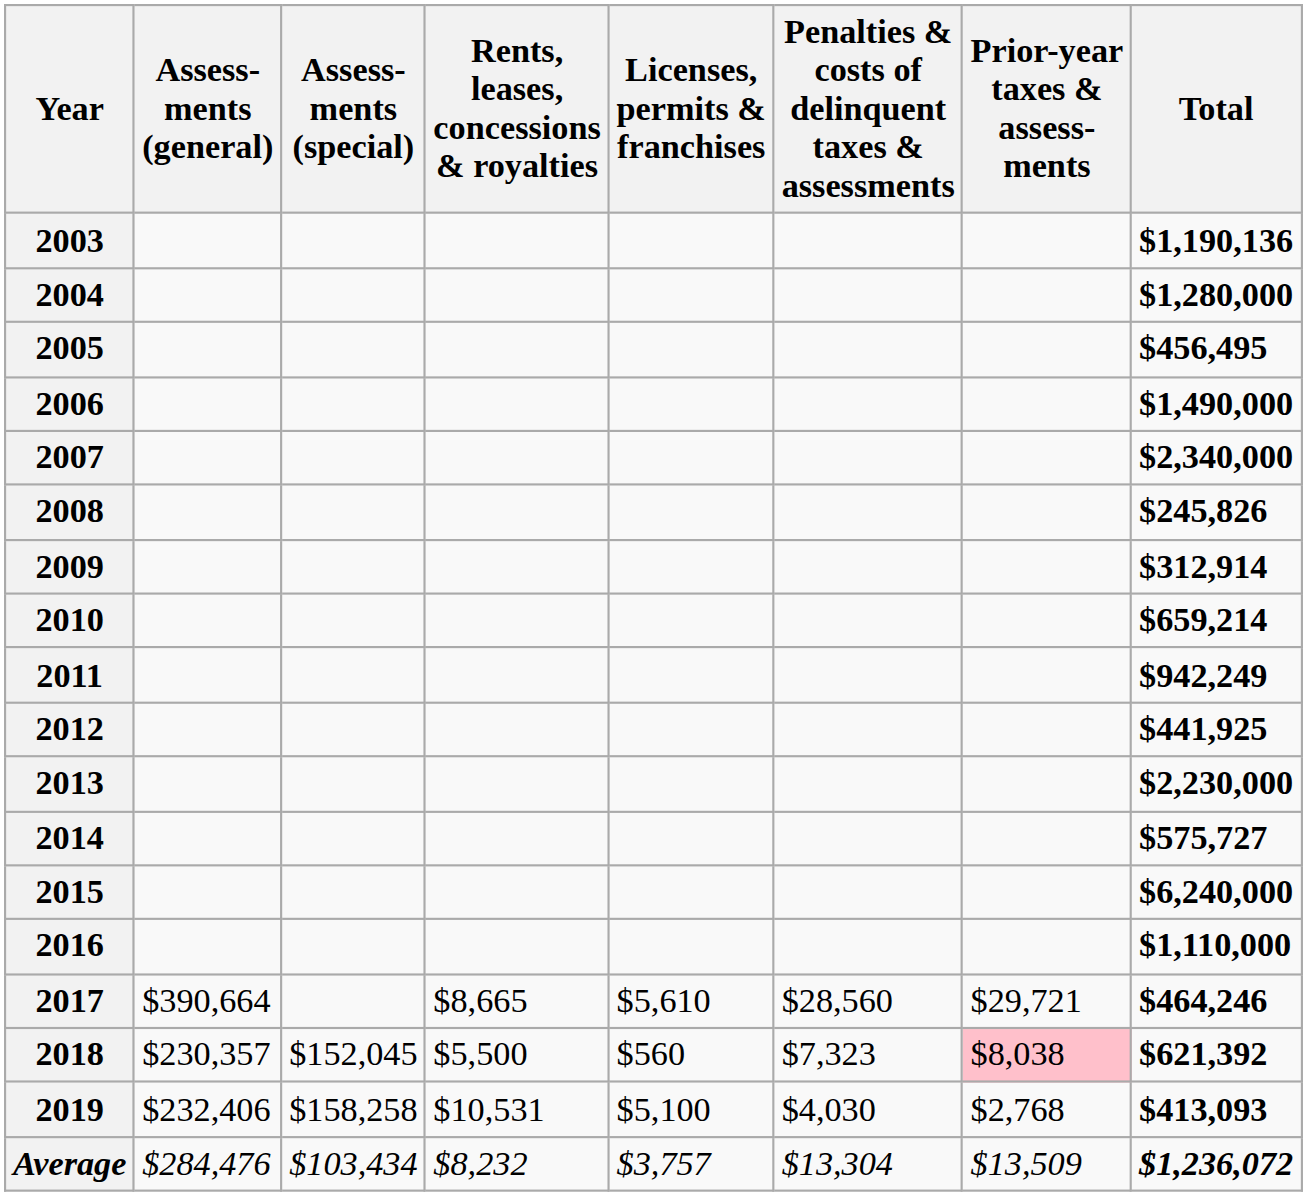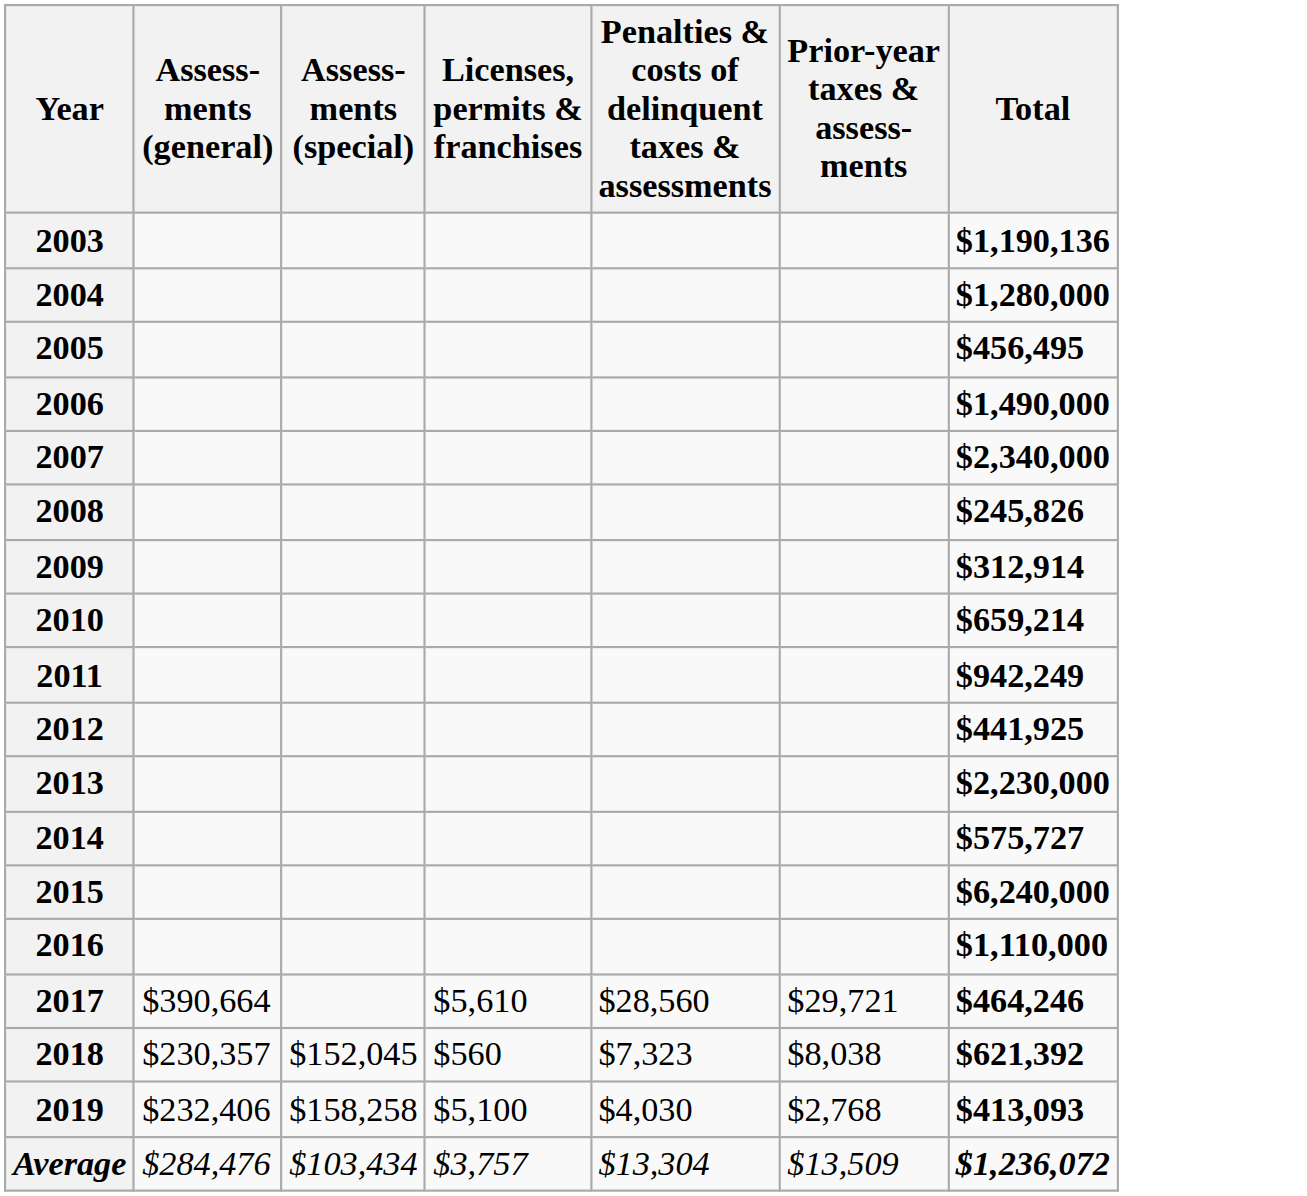- column: (517, 108)
(1018, 1054) pink background -> (834, 1054) no background
